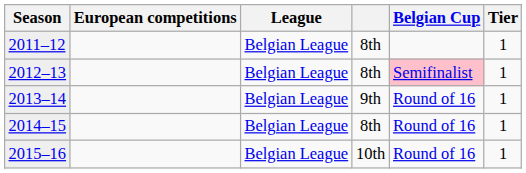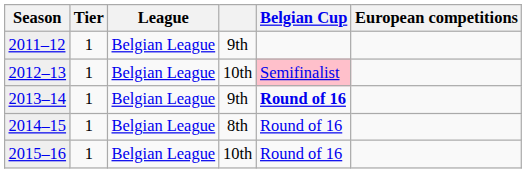columns swapped: (503, 17) <-> (155, 17)
(371, 44) 8th -> (238, 44) 9th
(371, 71) 8th -> (238, 71) 10th
(434, 99) normal -> (303, 99) bold
